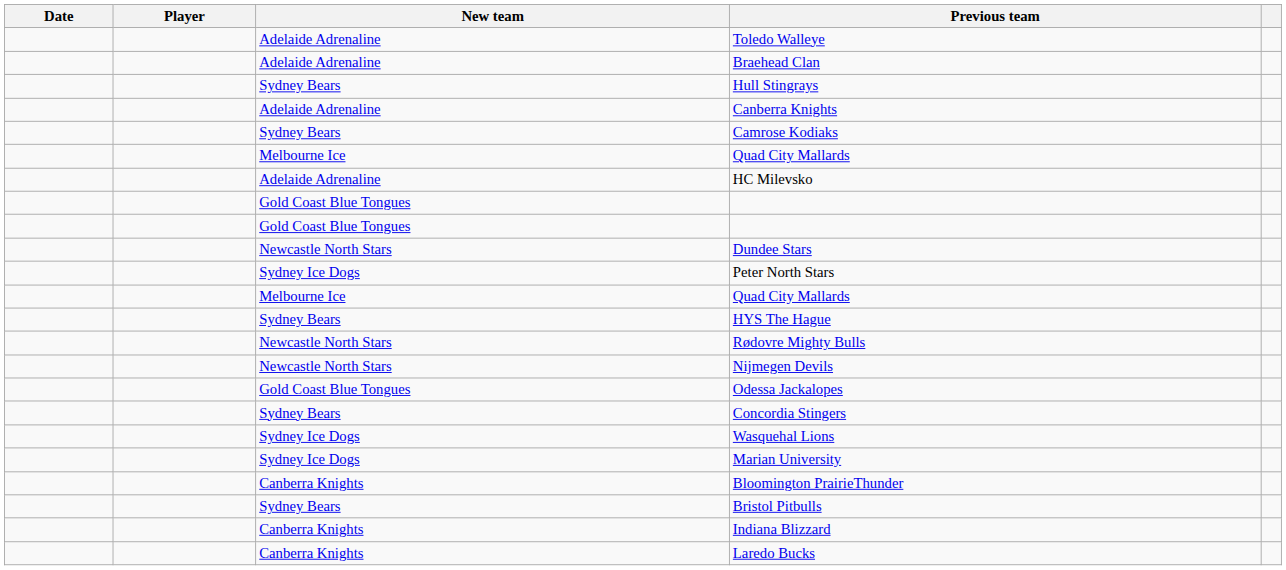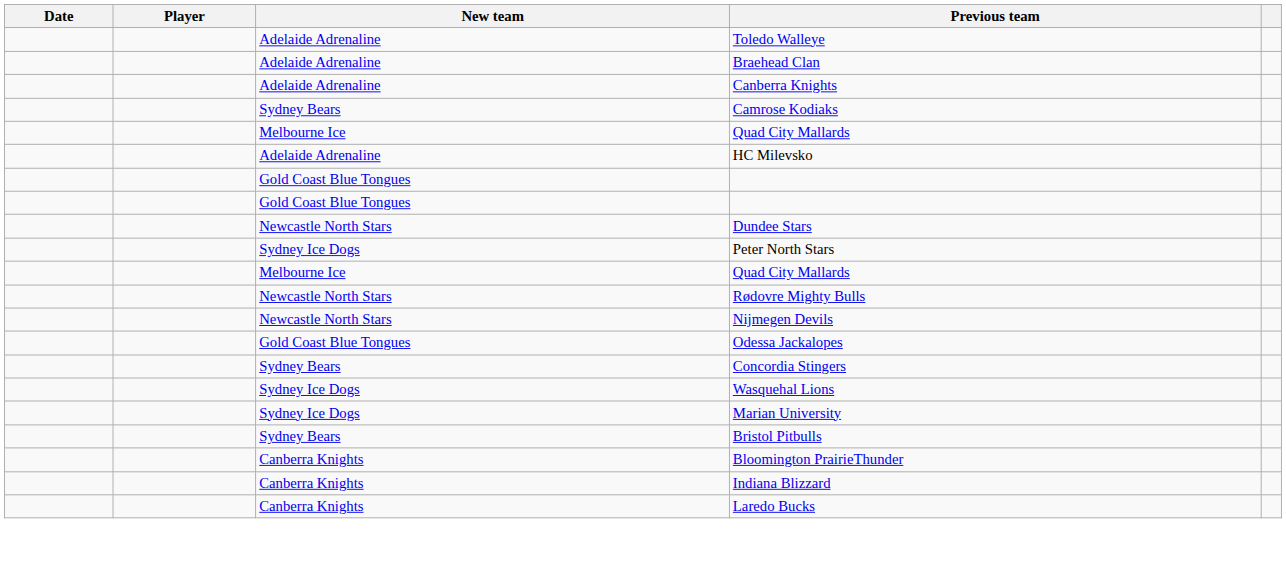- row: (300, 86)
- row: (300, 319)
rows swapped: (300, 506) <-> (311, 483)
